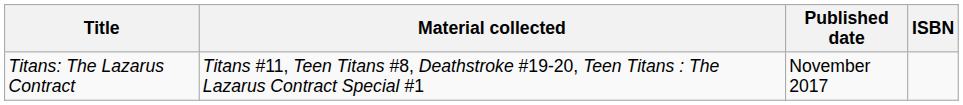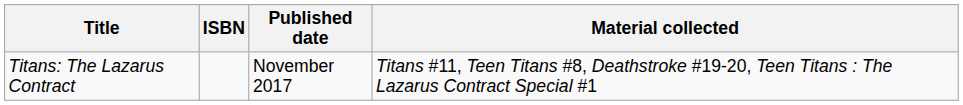columns swapped: (492, 28) <-> (933, 28)
